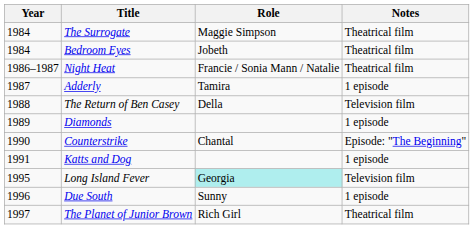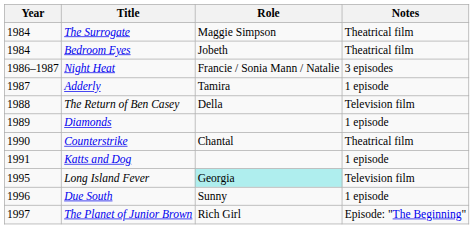(379, 68) Theatrical film -> (369, 68) 3 episodes
(405, 141) Episode: "The Beginning" -> (379, 141) Theatrical film
(379, 214) Theatrical film -> (405, 214) Episode: "The Beginning"
